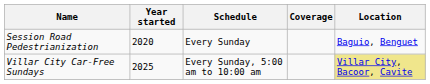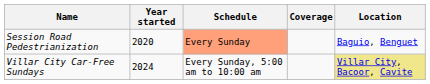(218, 42) no background -> (218, 42) lightsalmon background
(143, 67) 2025 -> (143, 67) 2024
